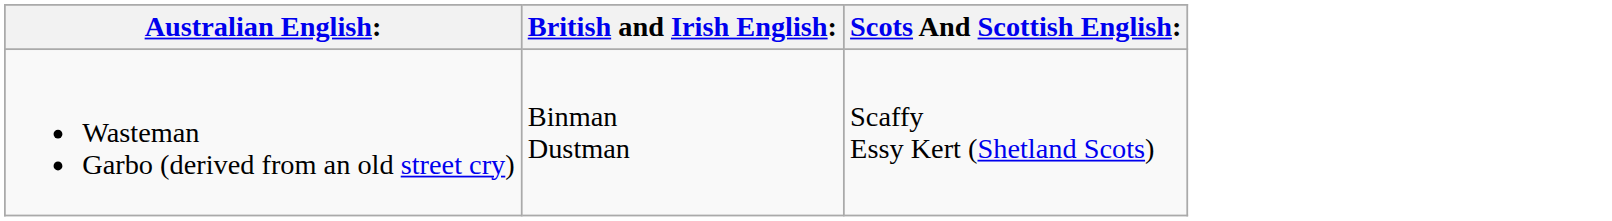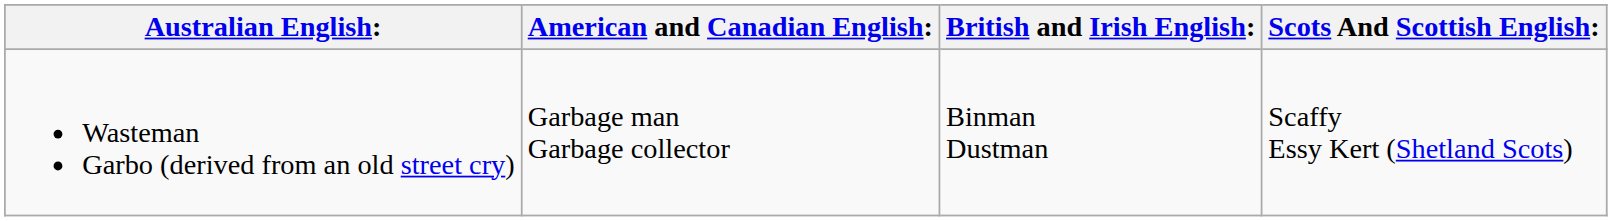+ column: (730, 26)
